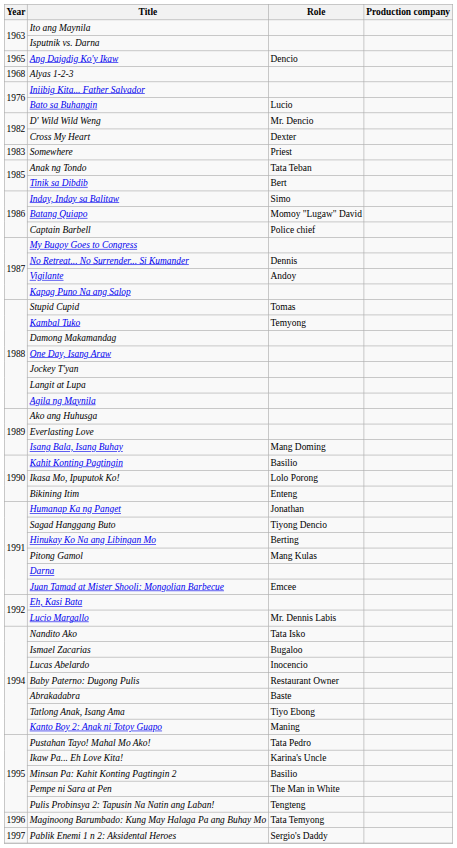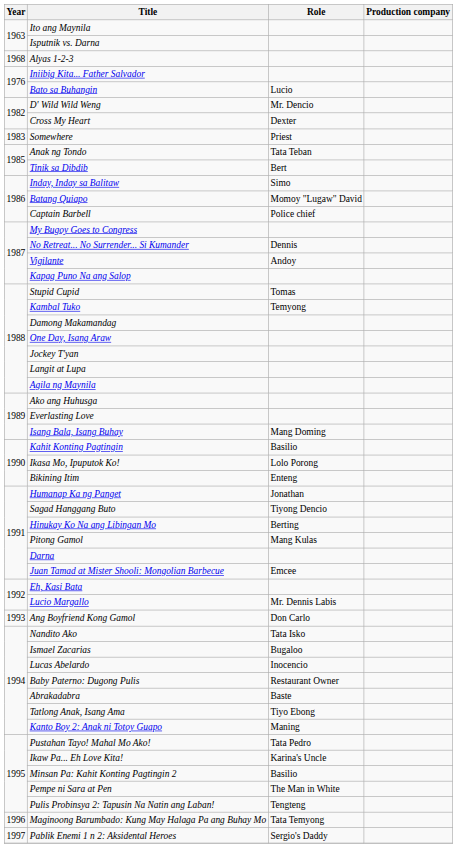- row: (74, 59)
+ row: (82, 618)
